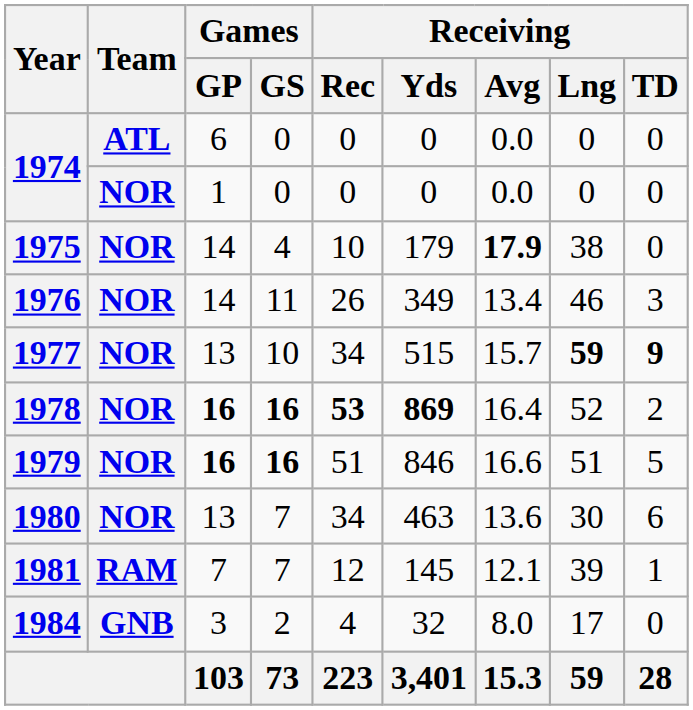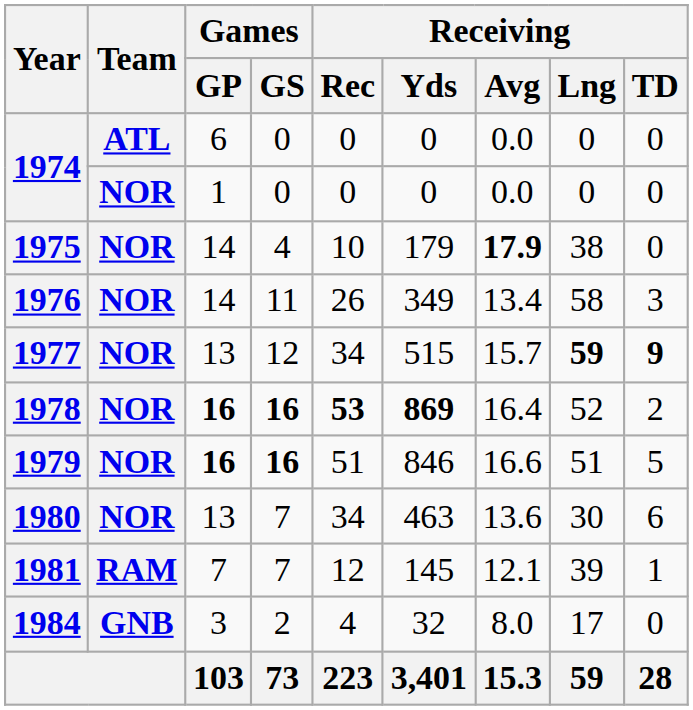(587, 300) 46 -> (587, 300) 58
(282, 354) 10 -> (282, 354) 12
